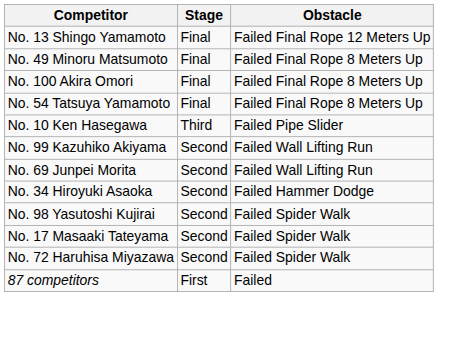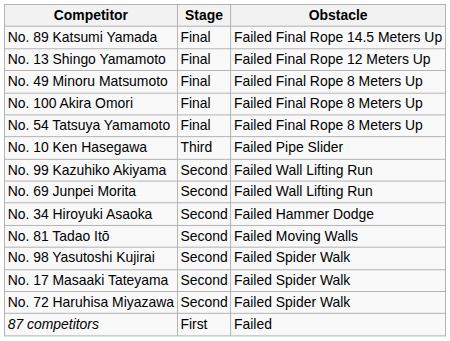+ row: (82, 37)
+ row: (59, 236)
